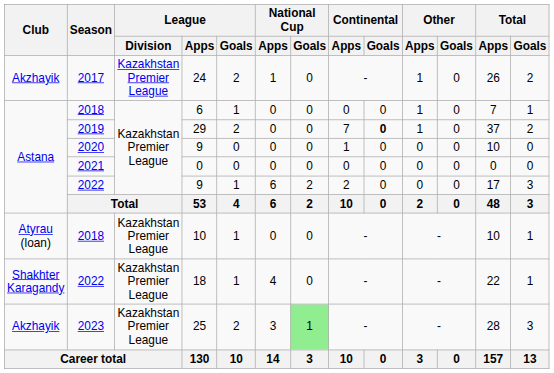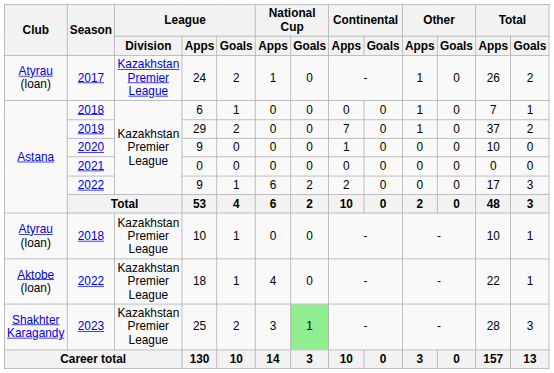(36, 78) Akzhayik -> (36, 78) Atyrau (loan)
(383, 128) bold -> (383, 128) normal
(36, 281) Shakhter Karagandy -> (36, 281) Aktobe (loan)
(36, 327) Akzhayik -> (36, 327) Shakhter Karagandy
